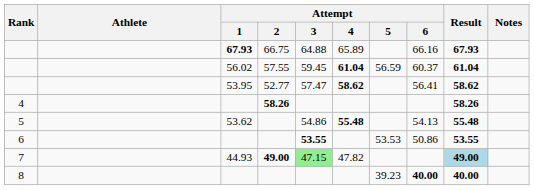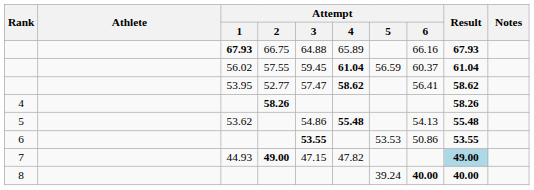(314, 157) lightgreen background -> (314, 157) no background
(388, 175) 39.23 -> (388, 175) 39.24
